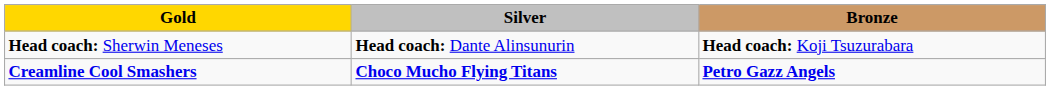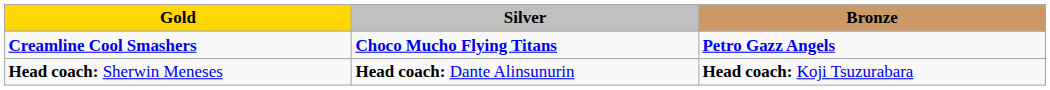rows swapped: (102, 71) <-> (116, 44)
